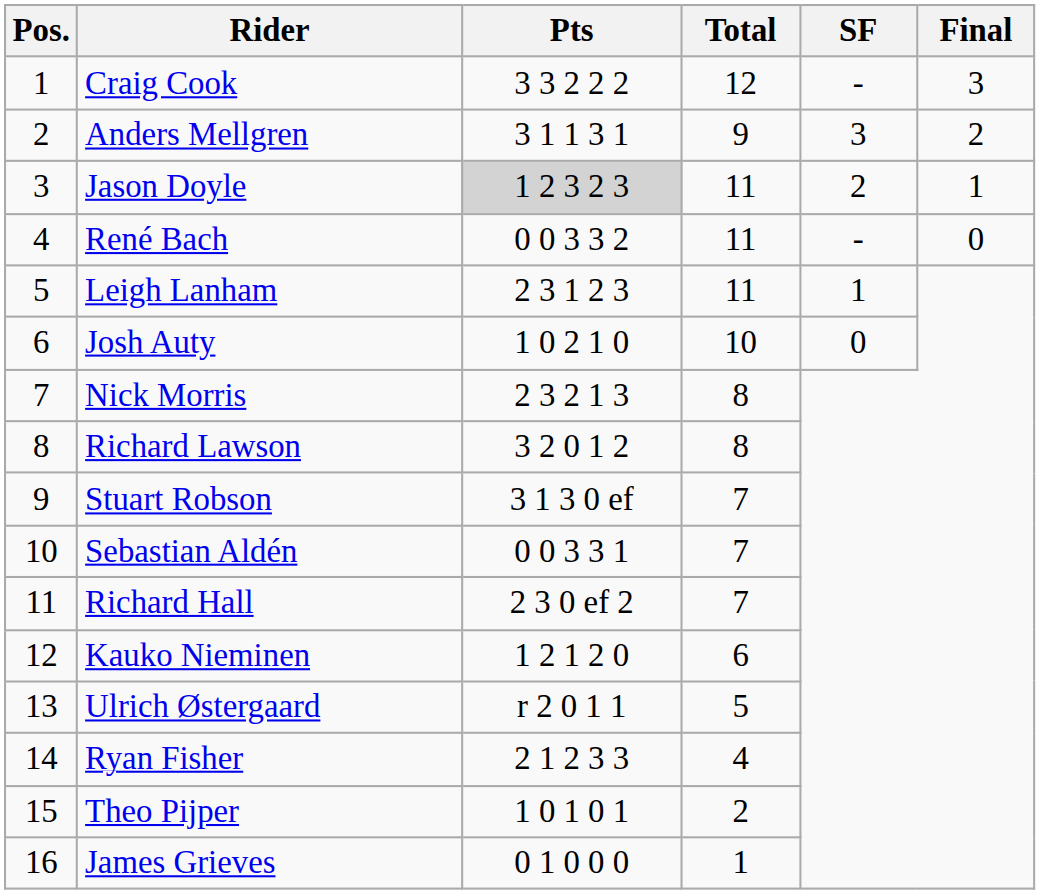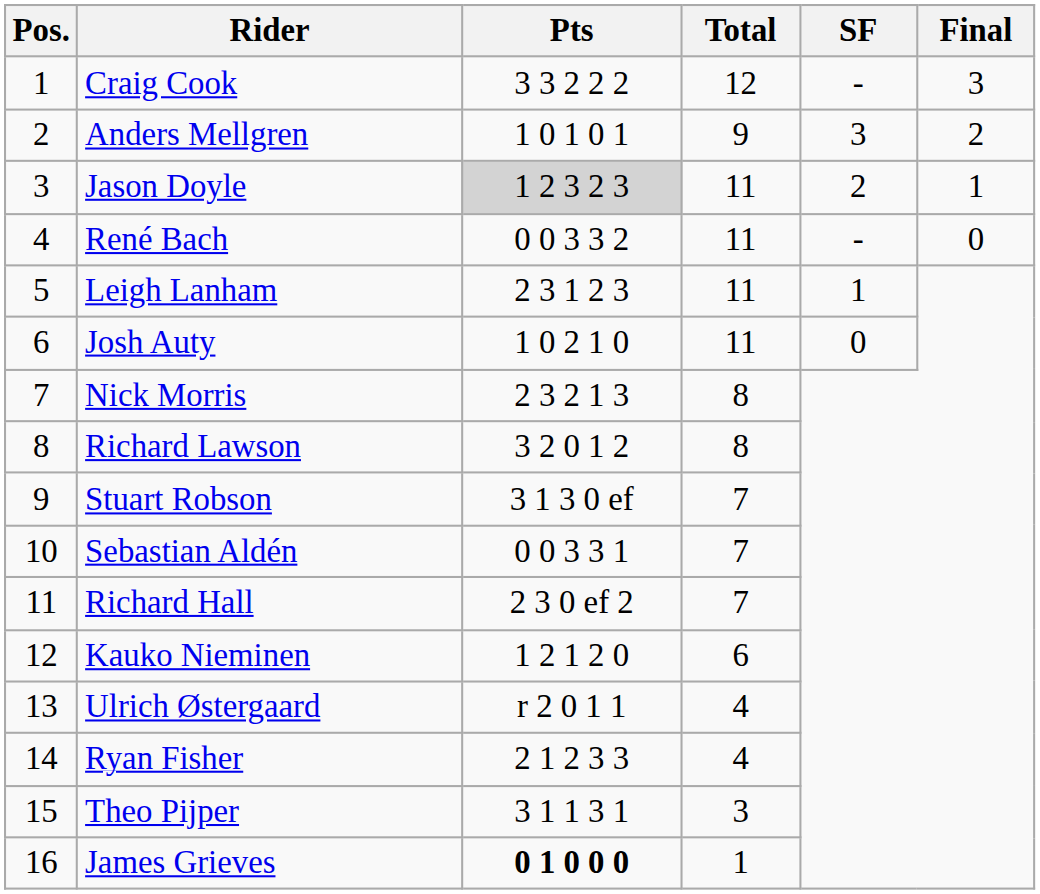(572, 134) 3 1 1 3 1 -> (572, 134) 1 0 1 0 1
(741, 342) 10 -> (741, 342) 11
(741, 706) 5 -> (741, 706) 4
(572, 810) 1 0 1 0 1 -> (572, 810) 3 1 1 3 1
(741, 810) 2 -> (741, 810) 3
(572, 862) normal -> (572, 862) bold
